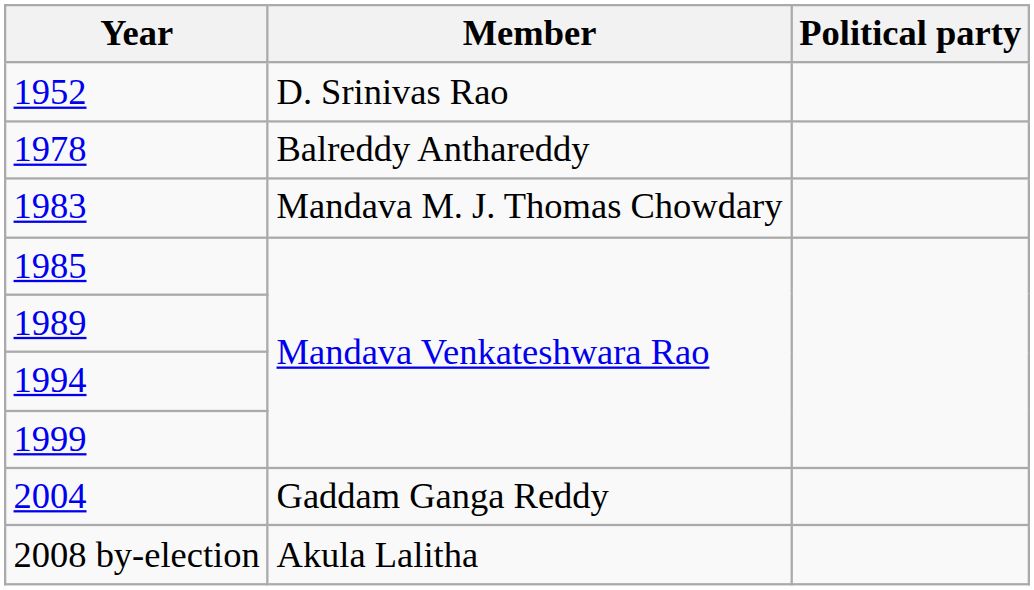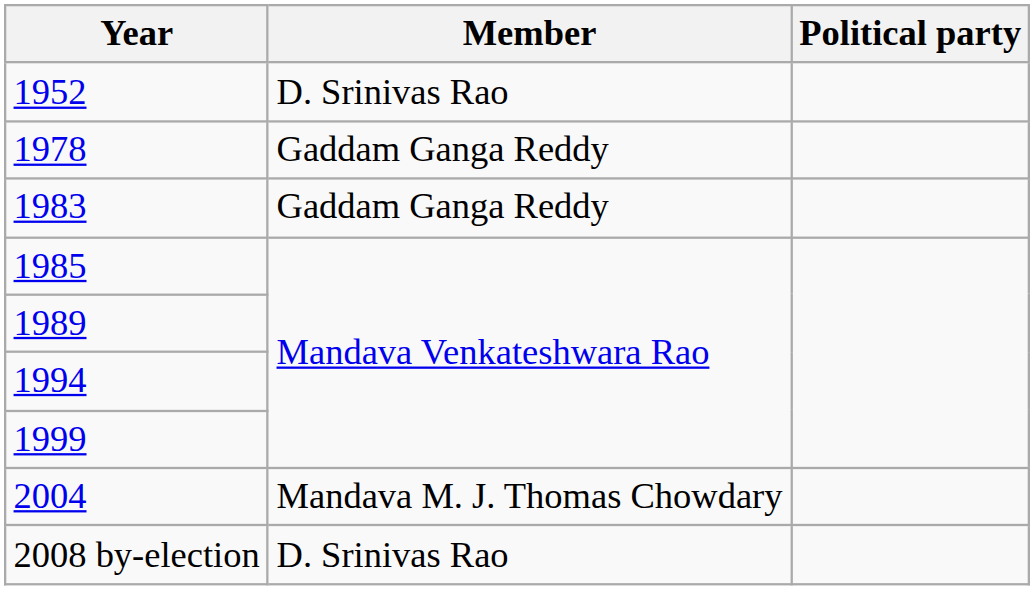(433, 149) Balreddy Anthareddy -> (443, 149) Gaddam Ganga Reddy
(530, 206) Mandava M. J. Thomas Chowdary -> (443, 206) Gaddam Ganga Reddy
(443, 496) Gaddam Ganga Reddy -> (530, 496) Mandava M. J. Thomas Chowdary
(377, 554) Akula Lalitha -> (393, 554) D. Srinivas Rao
